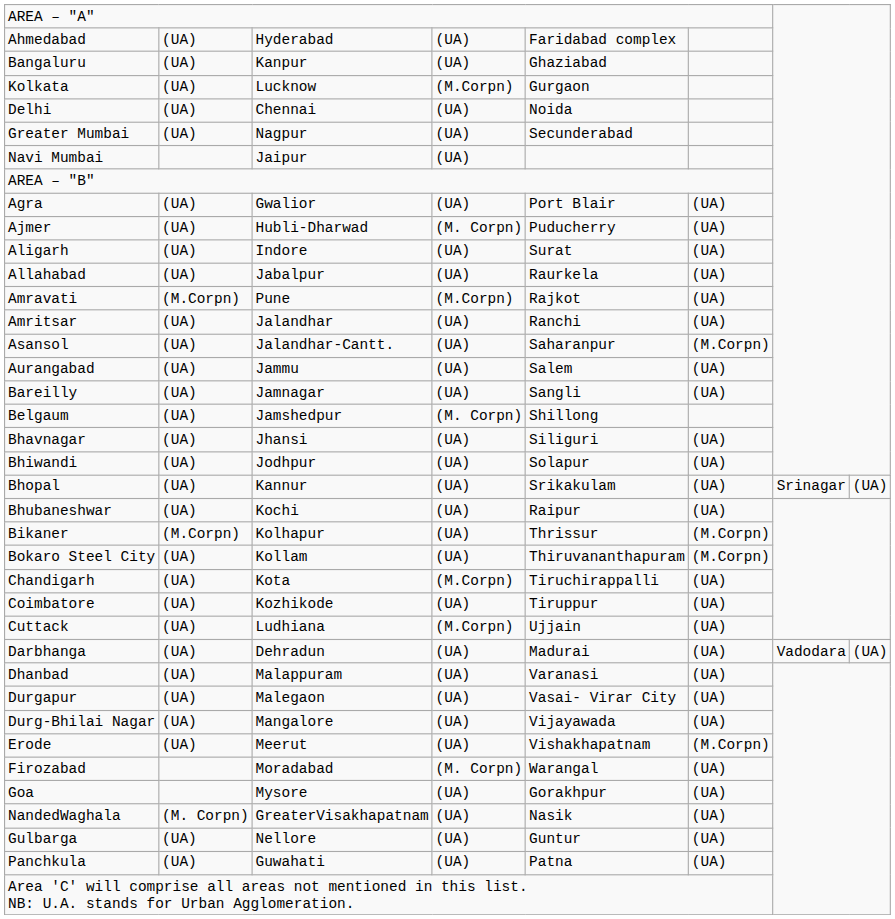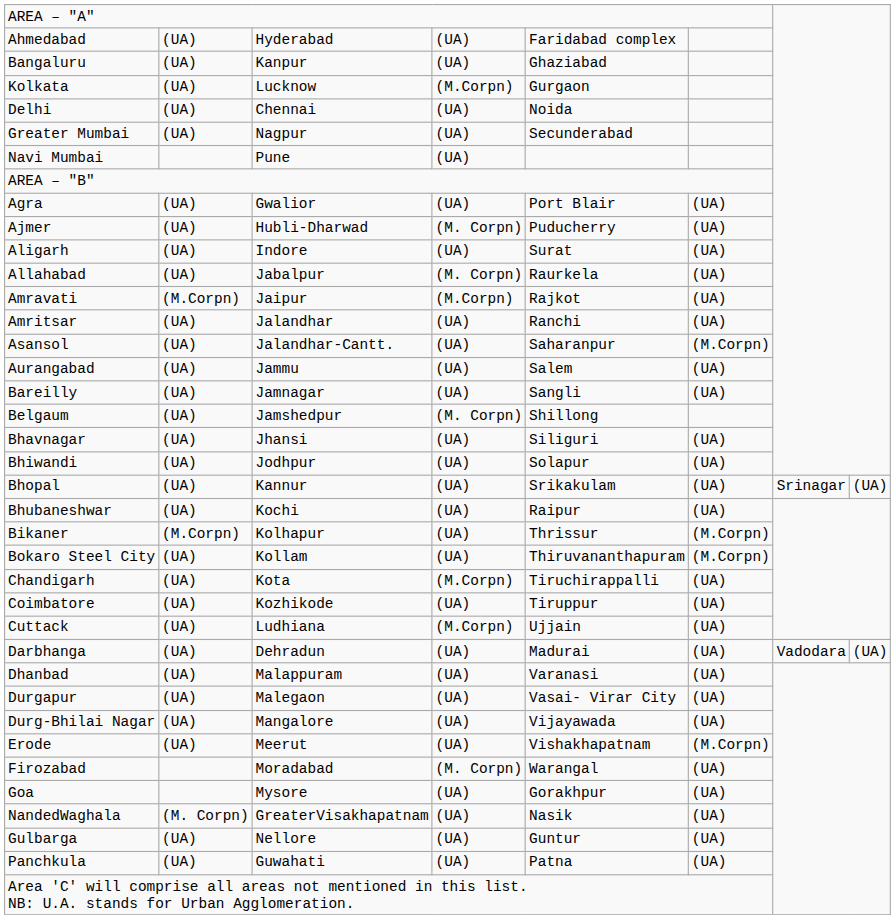(282, 157) Jaipur -> (273, 157) Pune
(453, 275) (UA) -> (479, 275) (M. Corpn)
(273, 299) Pune -> (282, 299) Jaipur
